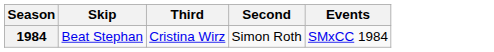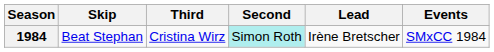+ column: (354, 15)
(267, 36) no background -> (267, 36) paleturquoise background
